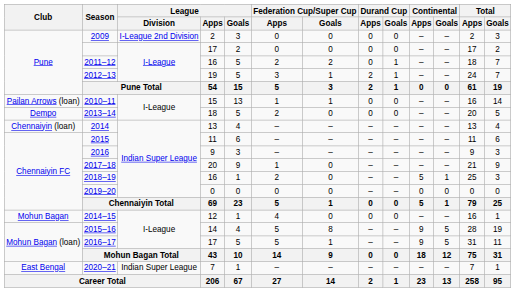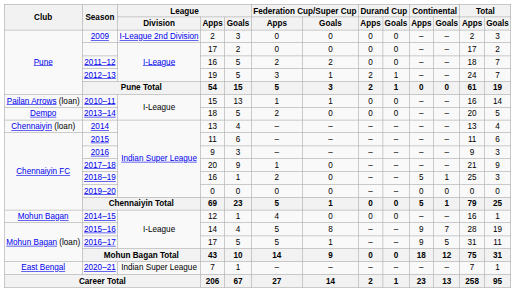(396, 62) 1 -> (396, 62) 0
(447, 229) 5 -> (447, 229) 7
